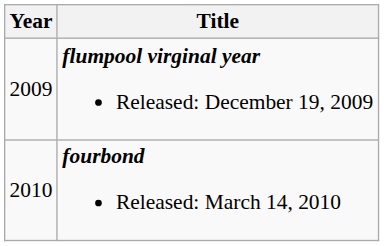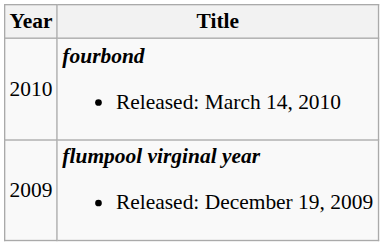rows swapped: (218, 78) <-> (218, 179)
